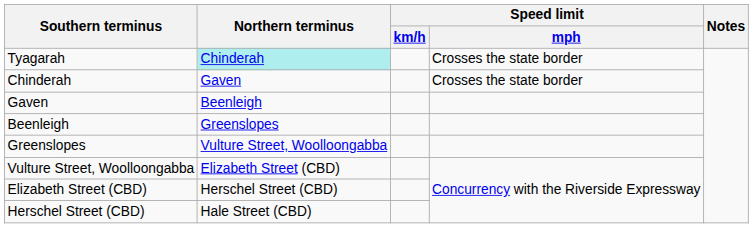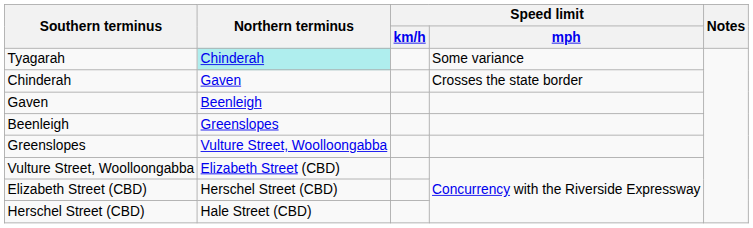(507, 59) Crosses the state border -> (478, 59) Some variance
